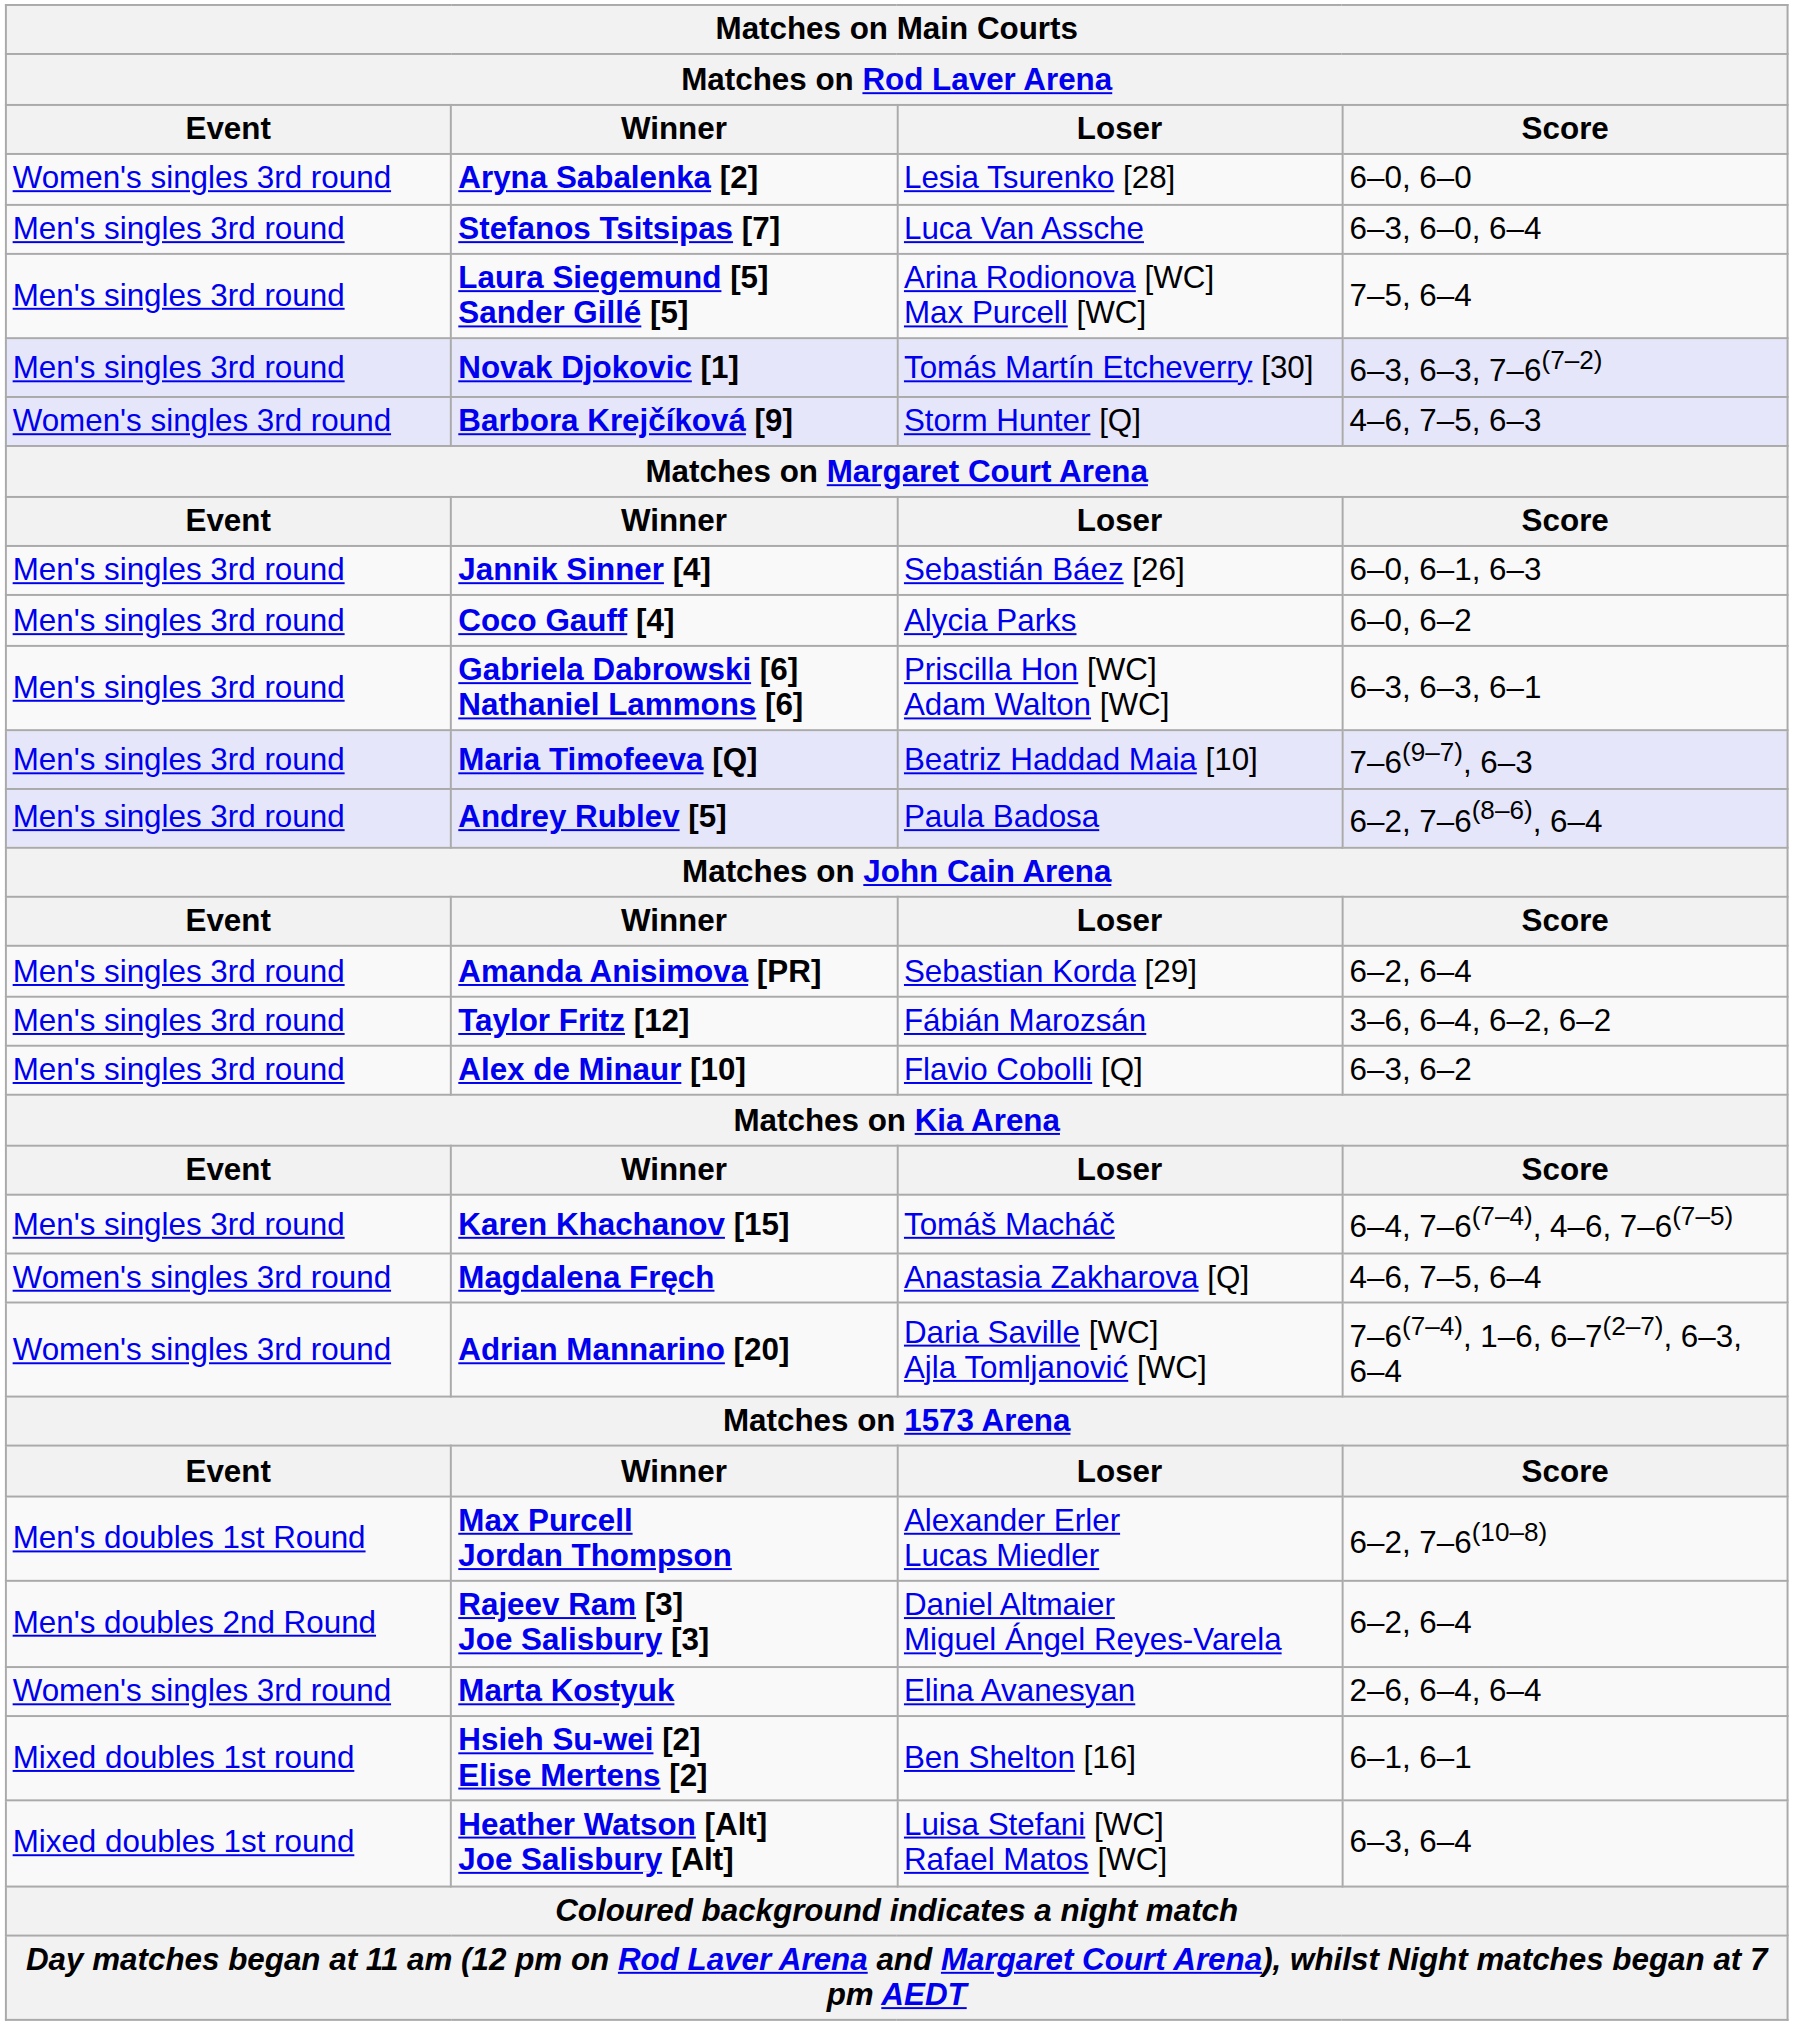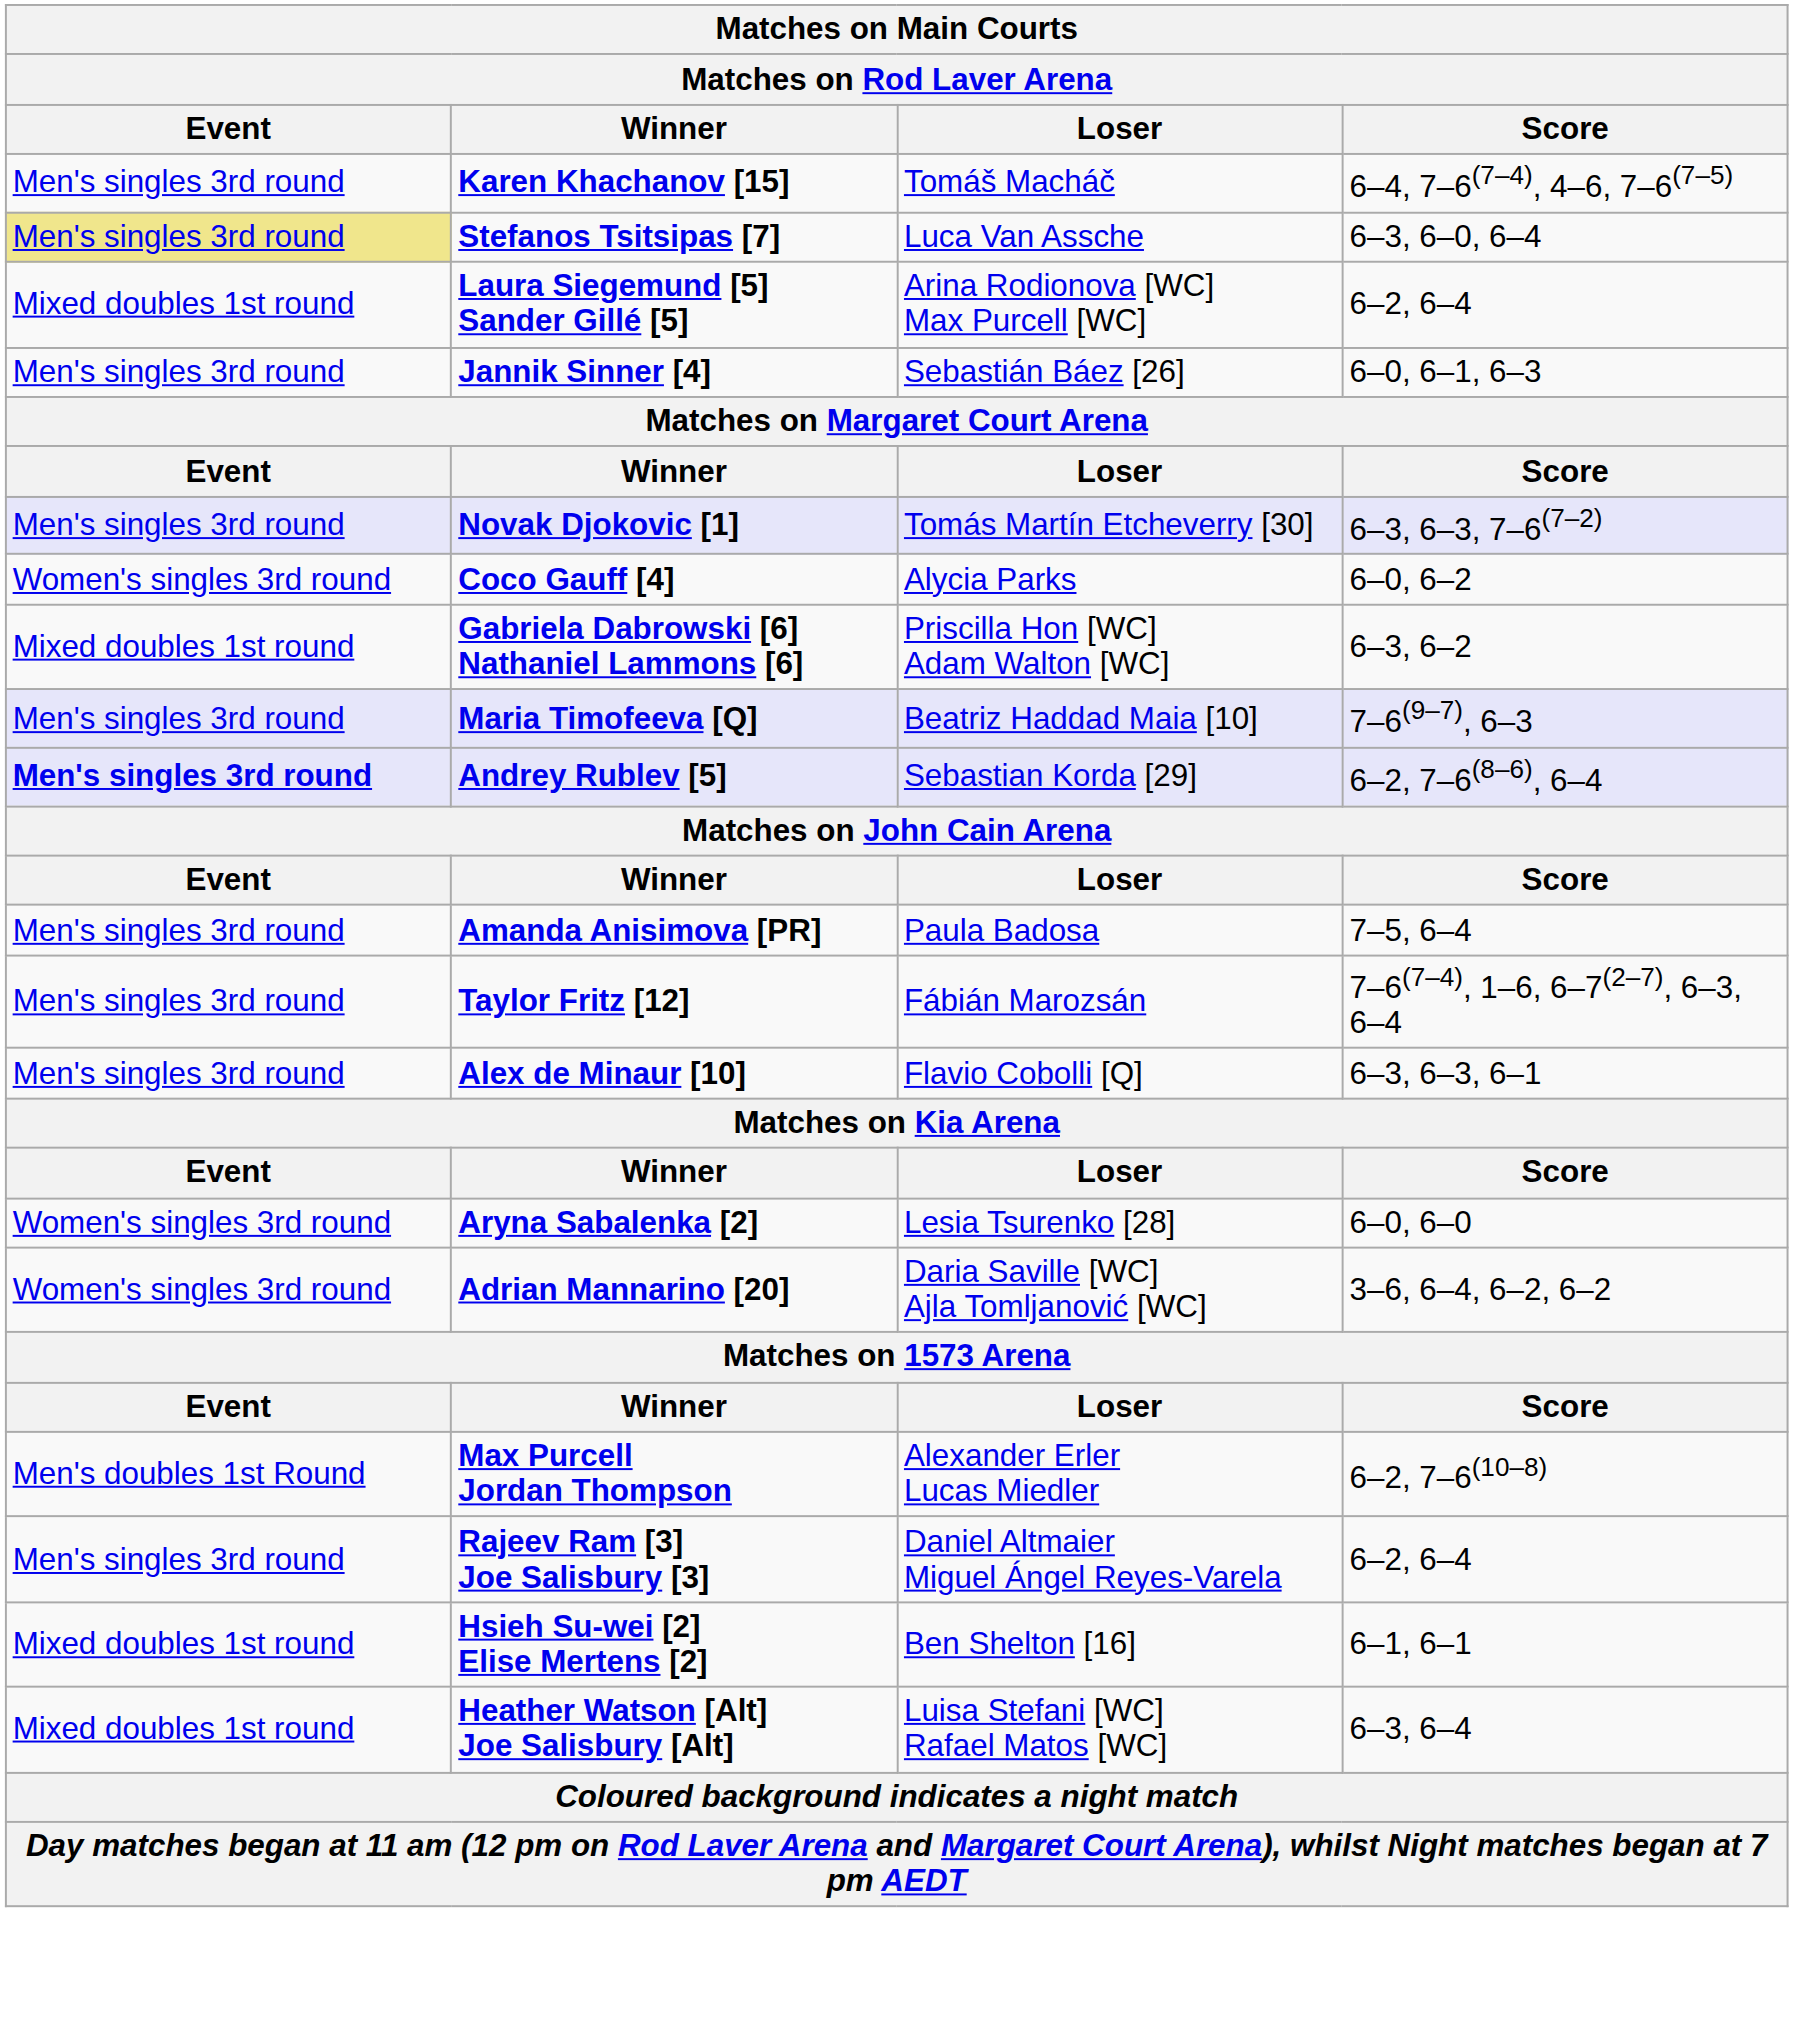rows swapped: (608, 178) <-> (624, 1223)
(179, 228) no background -> (179, 236) khaki background
(179, 295) Men's singles 3rd round -> (183, 304) Mixed doubles 1st round
(1411, 295) 7–5, 6–4 -> (1411, 304) 6–2, 6–4
rows swapped: (599, 367) <-> (585, 570)
- row: (626, 421)
(179, 620) Men's singles 3rd round -> (202, 578) Women's singles 3rd round
(179, 687) Men's singles 3rd round -> (183, 646) Mixed doubles 1st round
(1446, 687) 6–3, 6–3, 6–1 -> (1411, 646) 6–3, 6–2
(179, 817) normal -> (192, 776) bold
(1002, 817) Paula Badosa -> (1050, 776) Sebastian Korda [29]
(1050, 970) Sebastian Korda [29] -> (1002, 929) Paula Badosa
(1411, 970) 6–2, 6–4 -> (1411, 929) 7–5, 6–4
(1480, 1020) 3–6, 6–4, 6–2, 6–2 -> (1546, 1001) 7–6(7–4), 1–6, 6–7(2–7), 6–3, 6–4
(1411, 1070) 6–3, 6–2 -> (1446, 1072) 6–3, 6–3, 6–1
- row: (586, 1277)
(1546, 1349) 7–6(7–4), 1–6, 6–7(2–7), 6–3, 6–4 -> (1480, 1289) 3–6, 6–4, 6–2, 6–2
(194, 1623) Men's doubles 2nd Round -> (179, 1558) Men's singles 3rd round
- row: (566, 1690)
